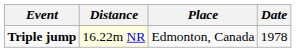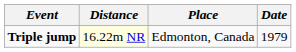(274, 36) 1978 -> (274, 36) 1979
